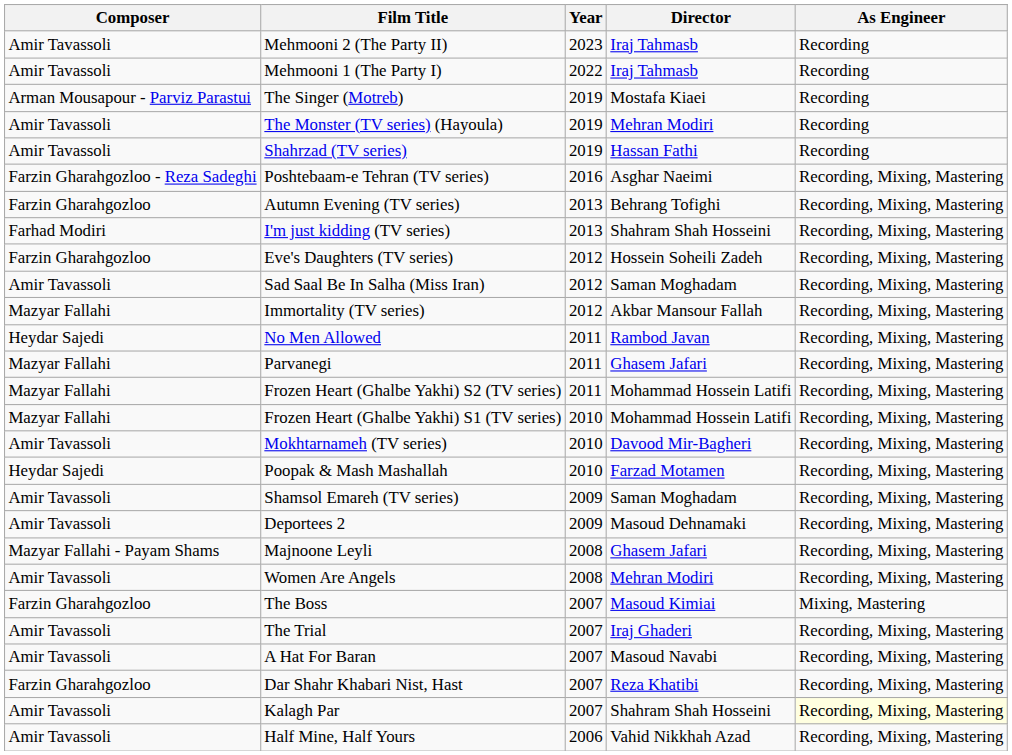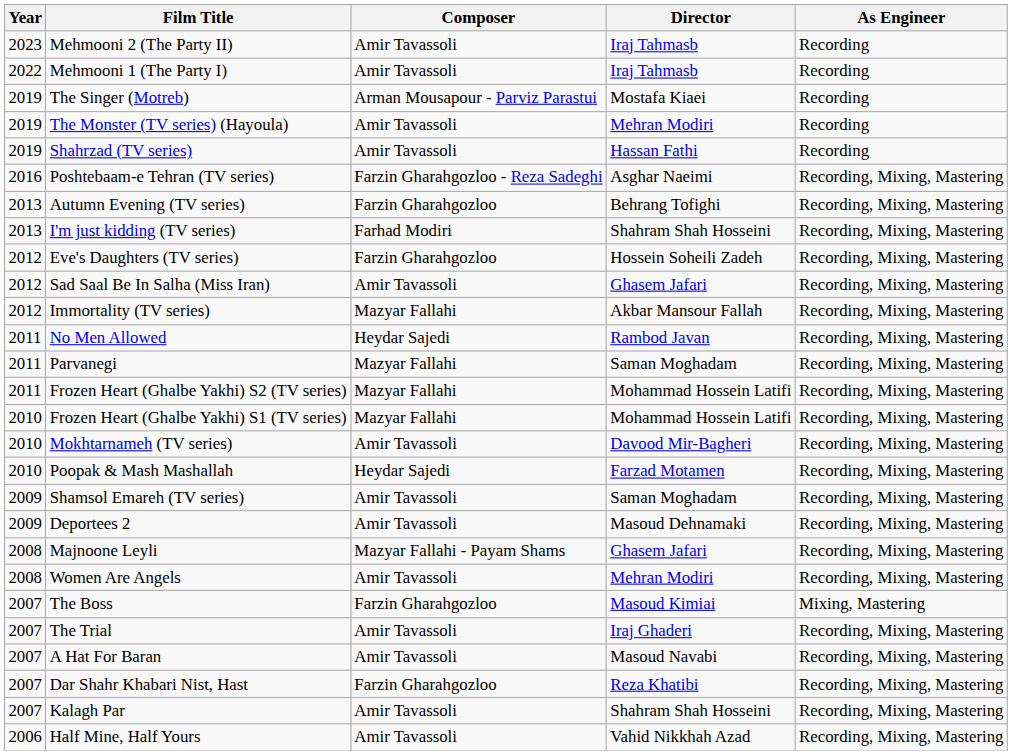columns swapped: (586, 17) <-> (132, 17)
(674, 284) Saman Moghadam -> (659, 284) Ghasem Jafari
(659, 364) Ghasem Jafari -> (674, 364) Saman Moghadam
(901, 710) lightyellow background -> (901, 710) no background
